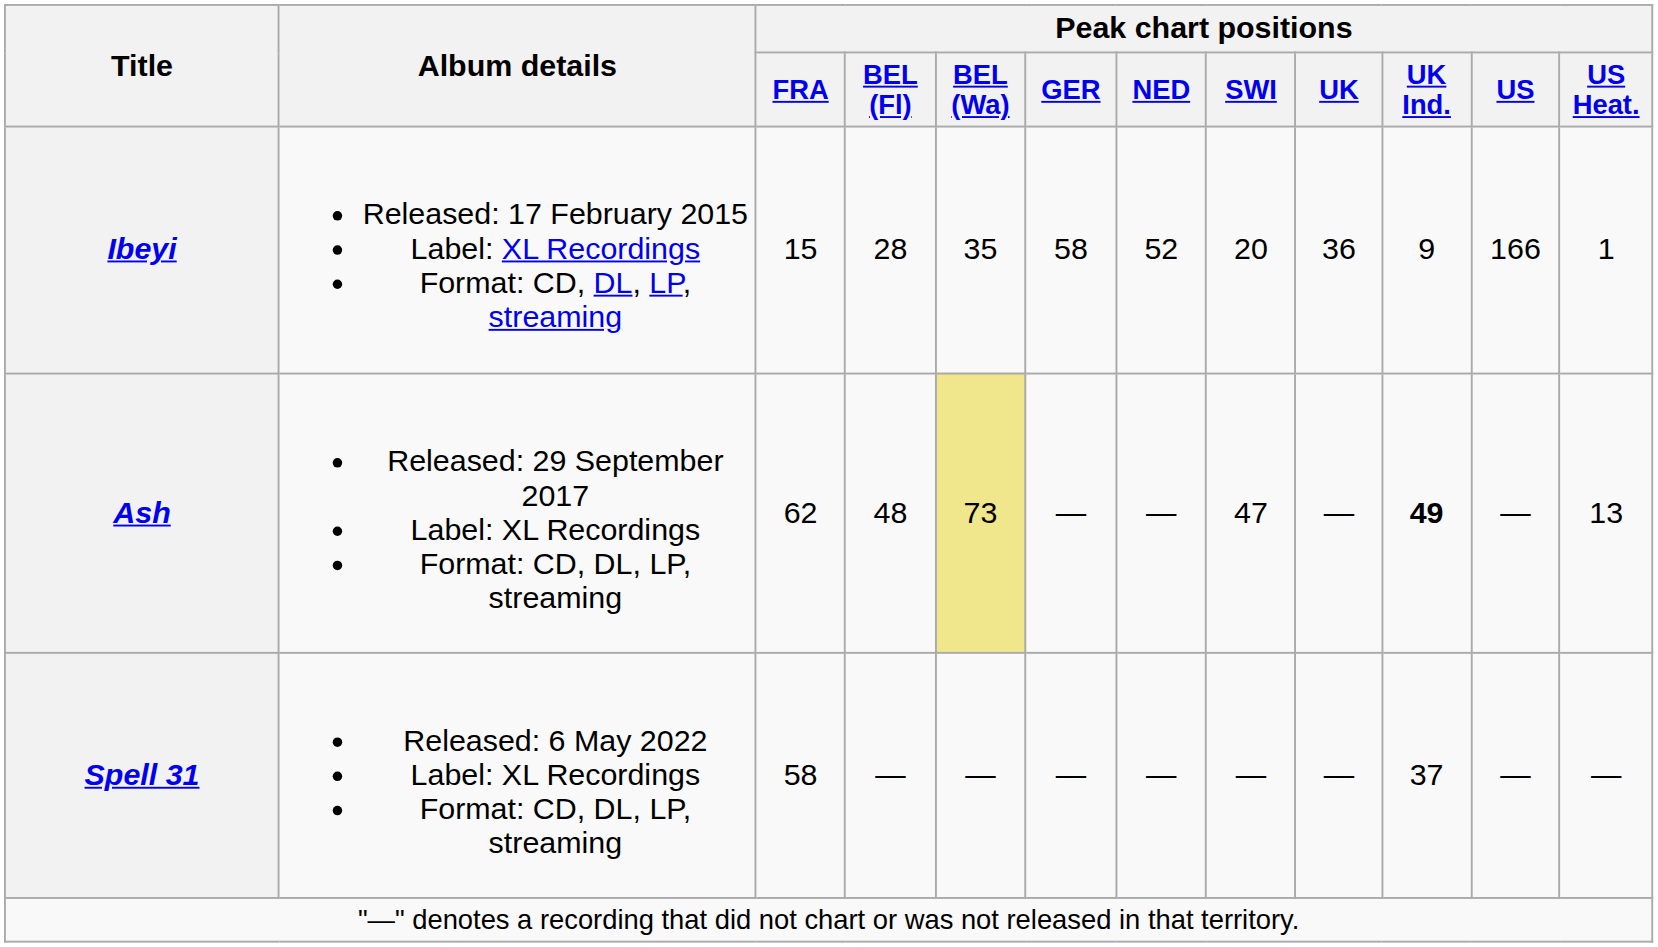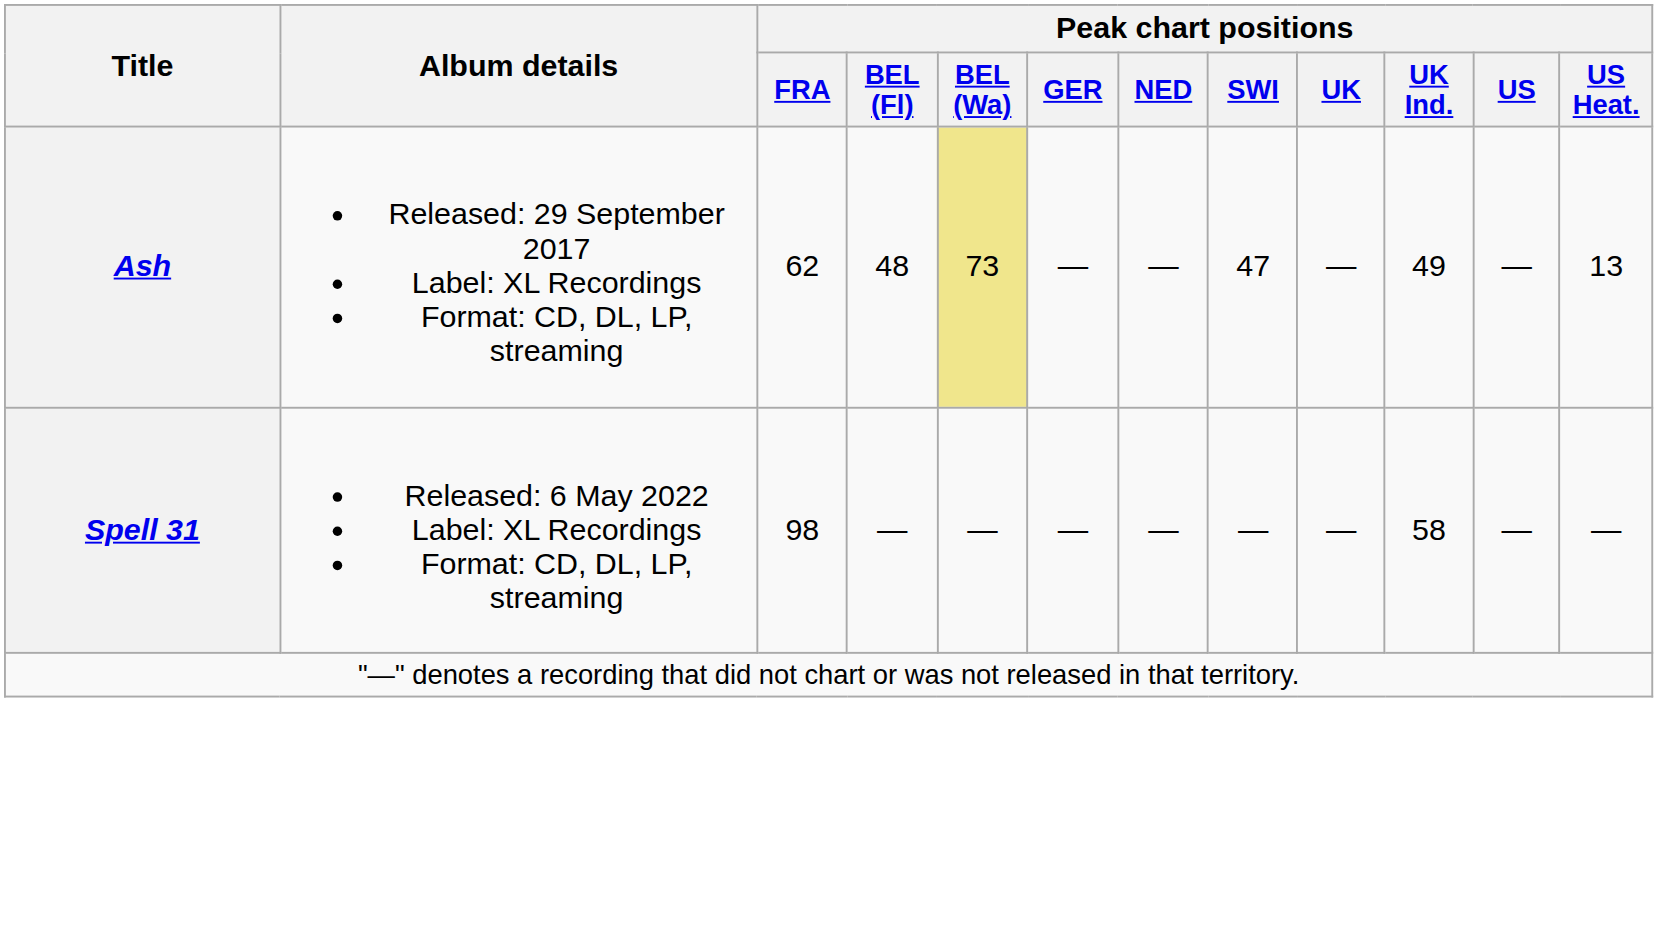- row: (142, 249)
(1427, 512) bold -> (1429, 266) normal
(801, 775) 58 -> (802, 529) 98
(1427, 775) 37 -> (1429, 529) 58
